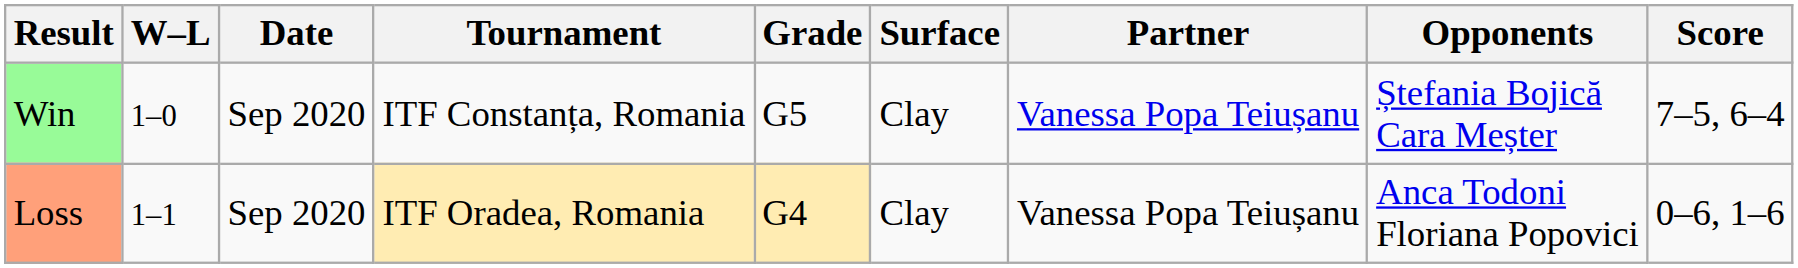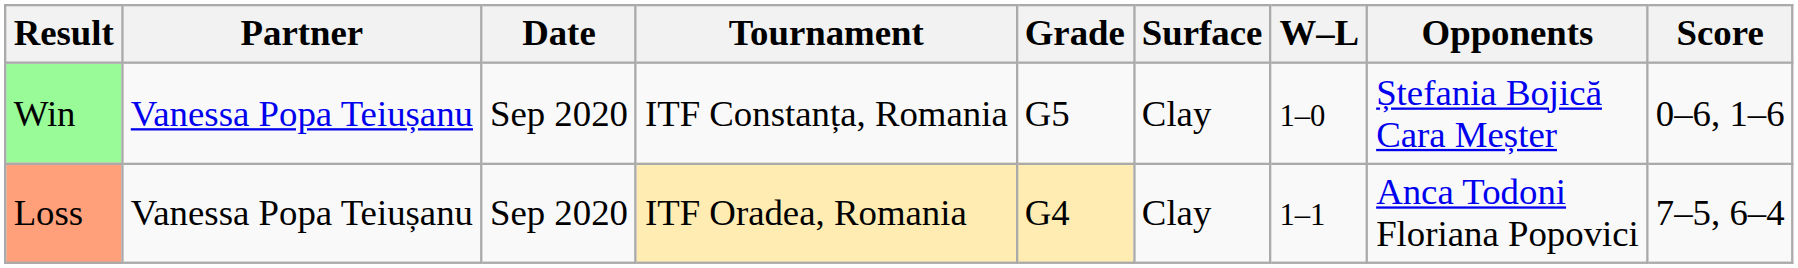columns swapped: (171, 33) <-> (1188, 33)
(1720, 112) 7–5, 6–4 -> (1720, 112) 0–6, 1–6
(1720, 212) 0–6, 1–6 -> (1720, 212) 7–5, 6–4
